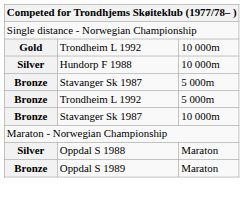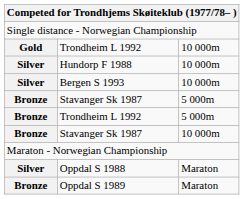+ row: (92, 82)
